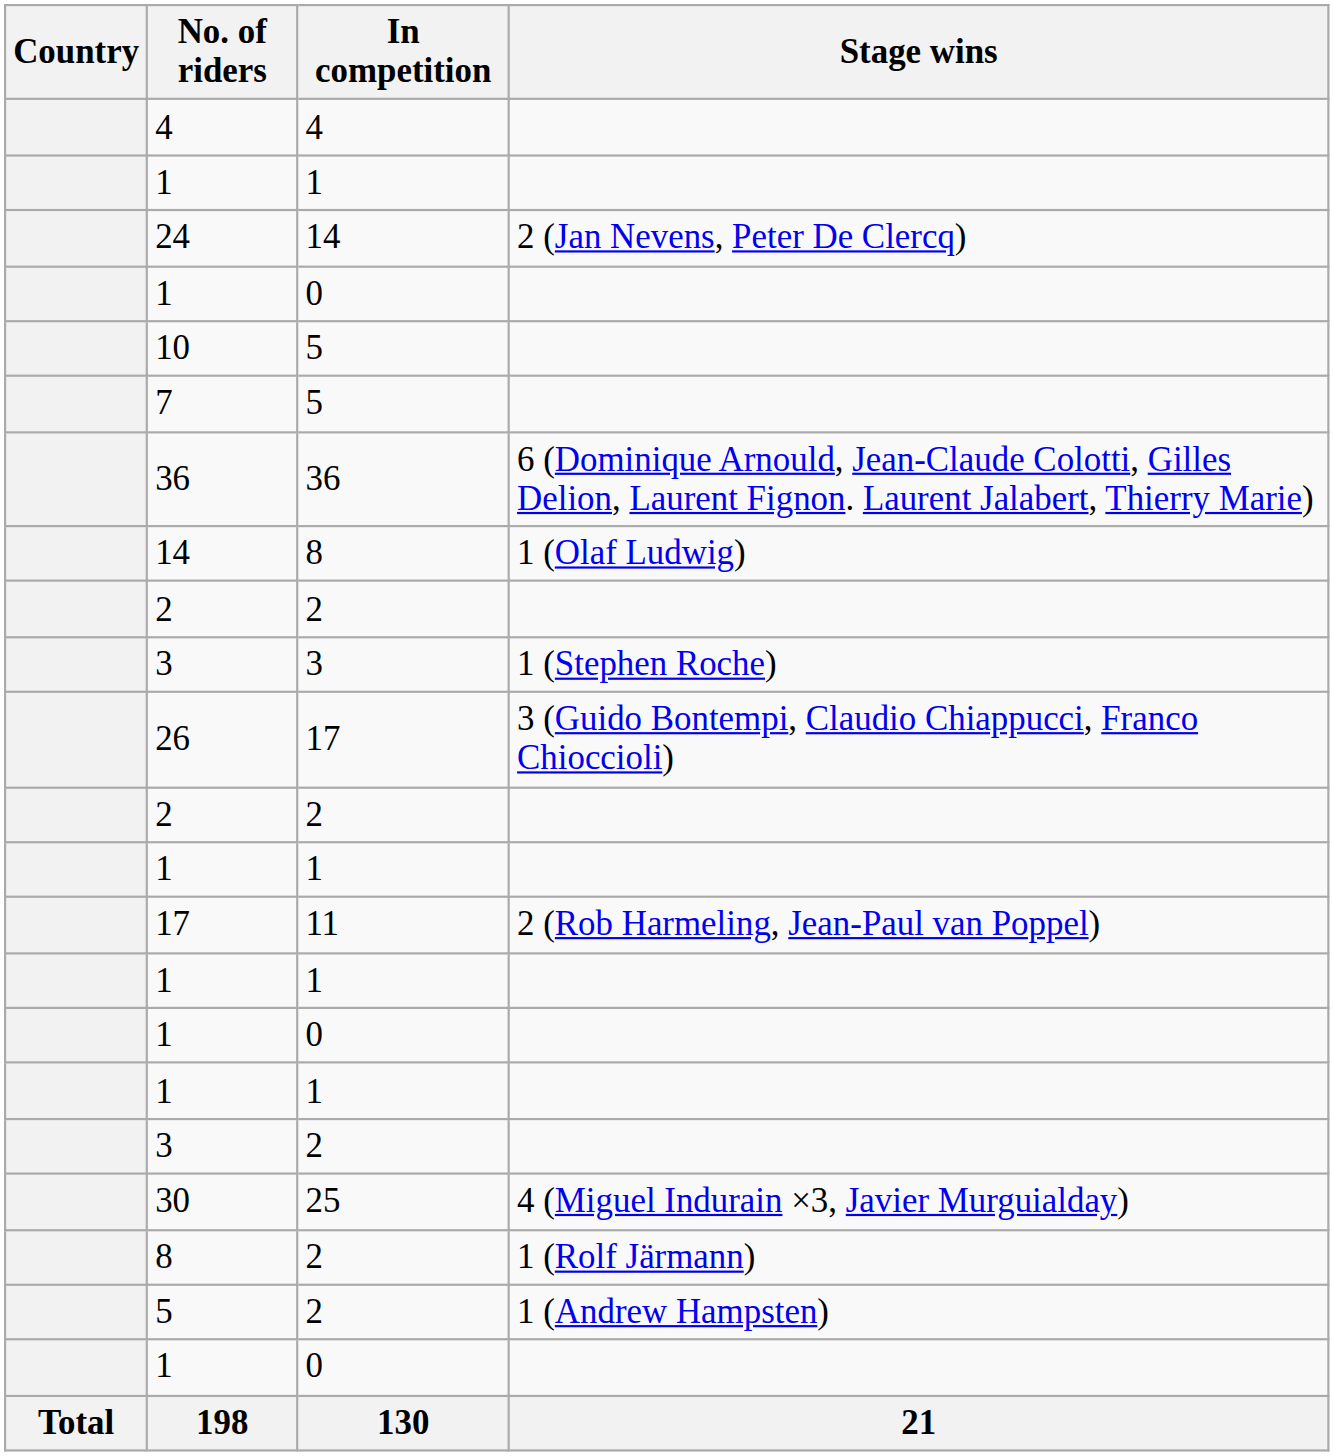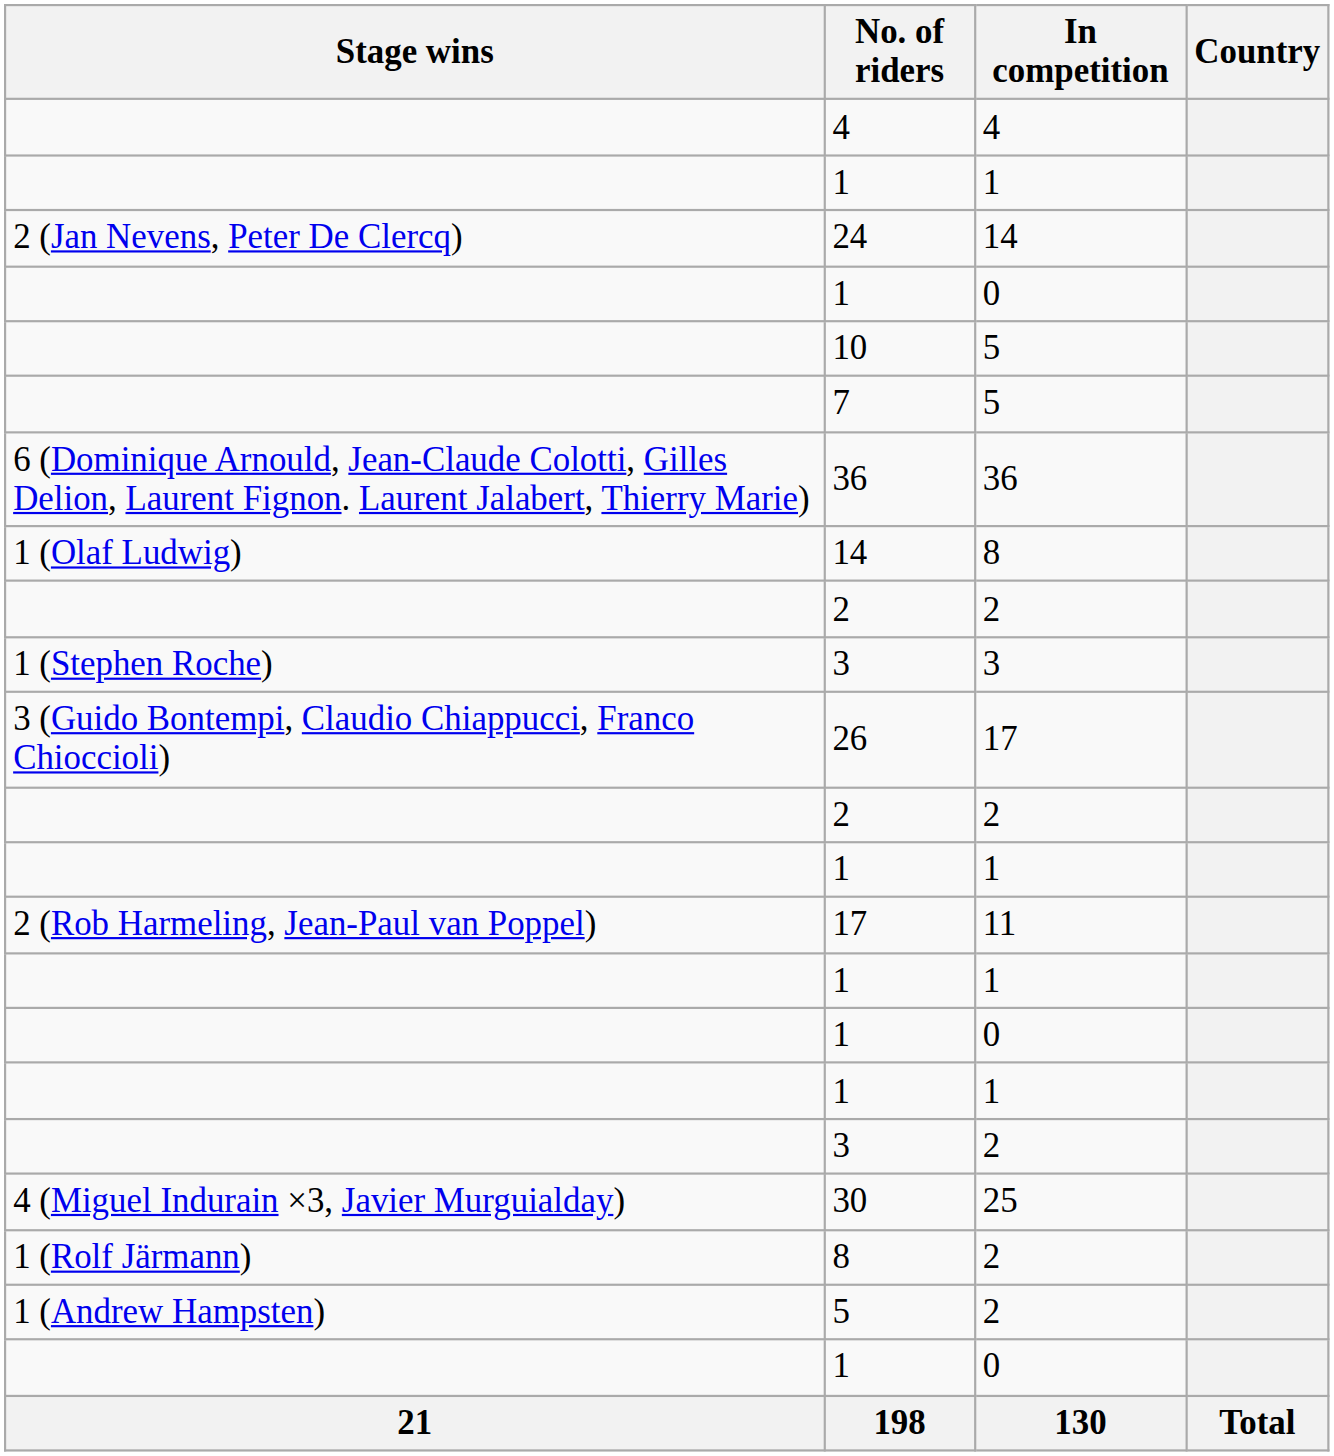columns swapped: (76, 51) <-> (919, 51)
